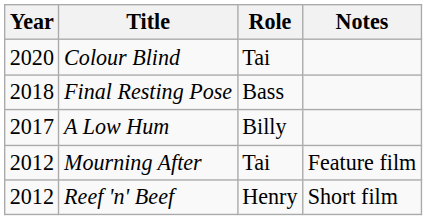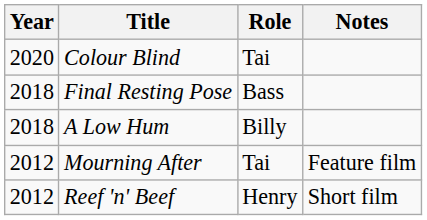(32, 127) 2017 -> (32, 127) 2018
